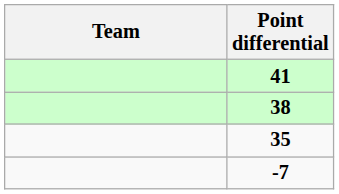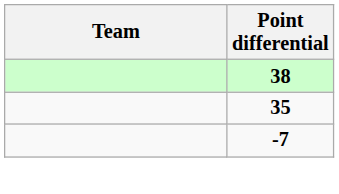- row: (280, 75)
